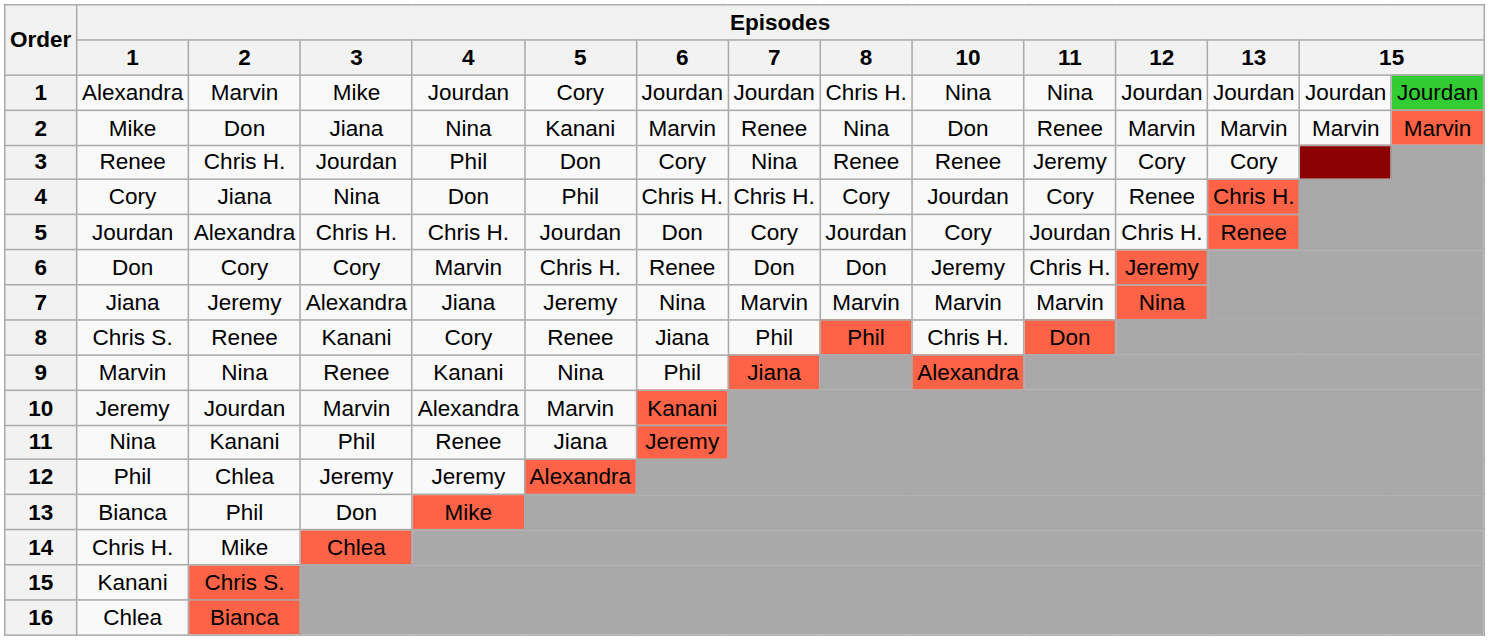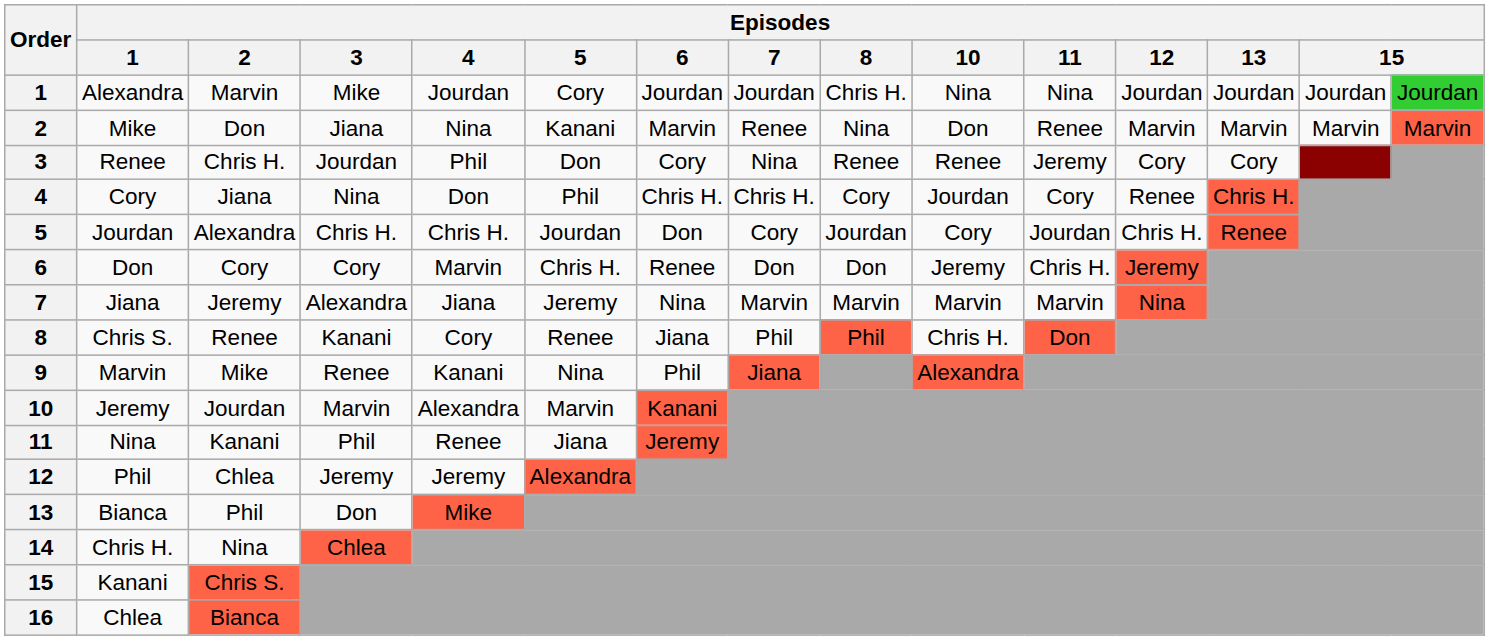(245, 372) Nina -> (245, 372) Mike
(245, 547) Mike -> (245, 547) Nina
